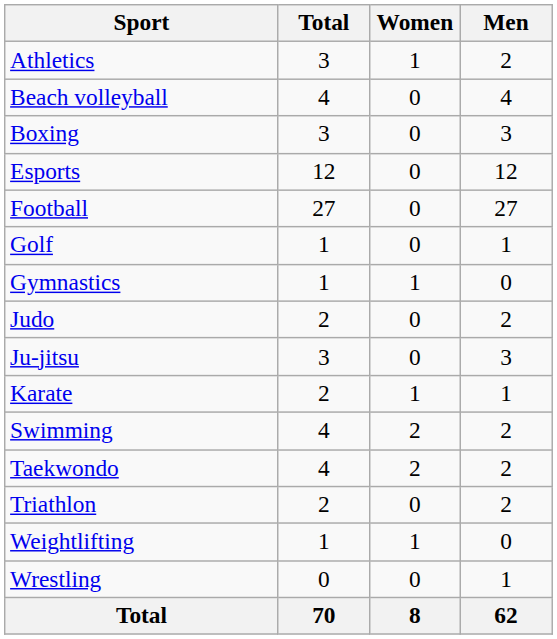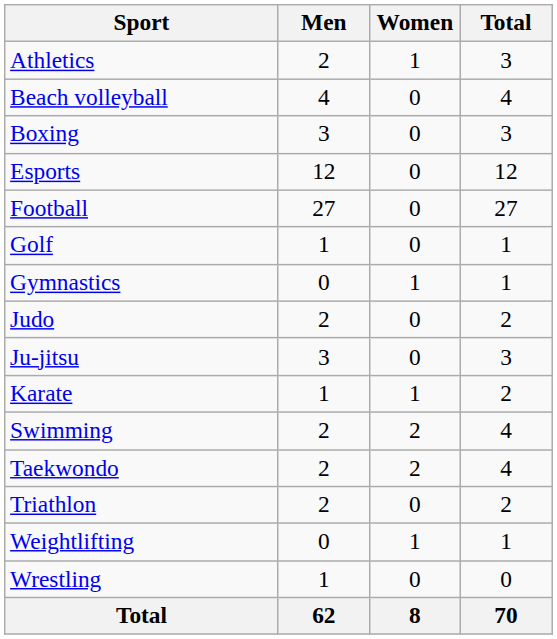columns swapped: (506, 23) <-> (324, 23)
